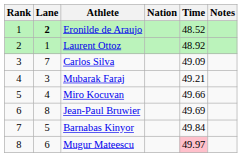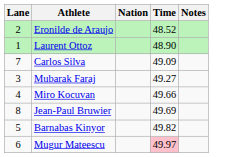- column: (19, 12)
(47, 29) bold -> (18, 29) normal
(194, 45) 48.92 -> (165, 45) 48.90
(194, 78) 49.21 -> (165, 78) 49.27
(194, 128) 49.84 -> (165, 128) 49.82
